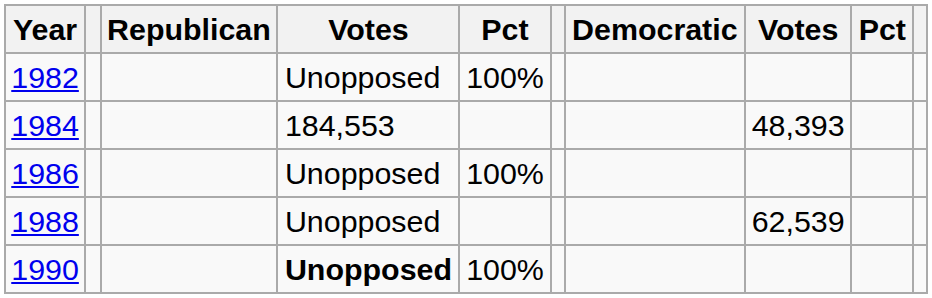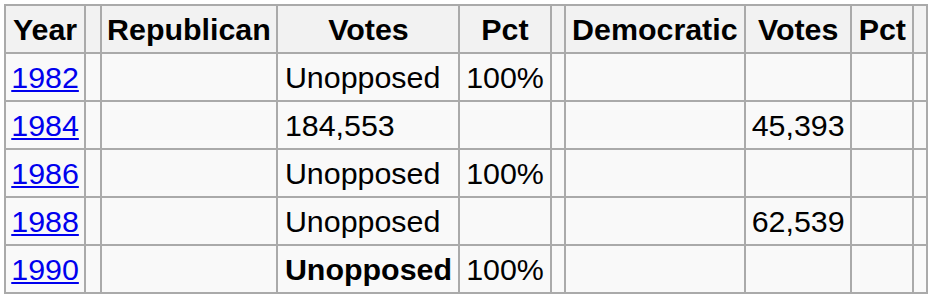(798, 125) 48,393 -> (798, 125) 45,393
